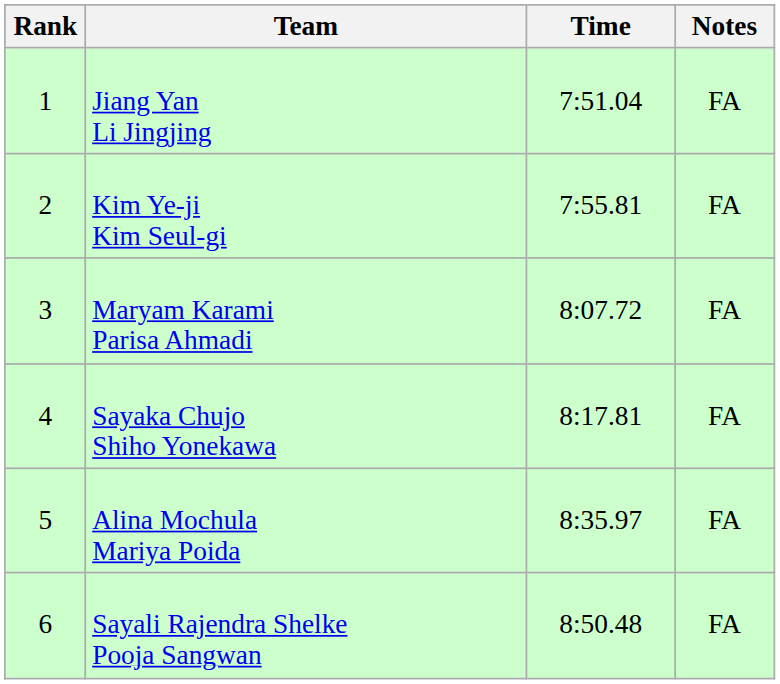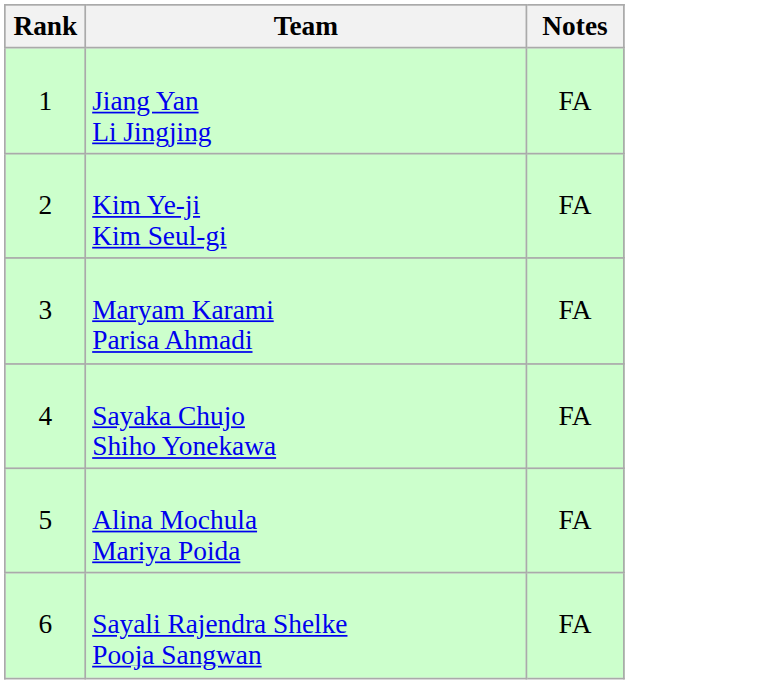- column: (601, 26)
